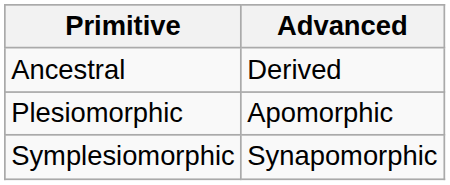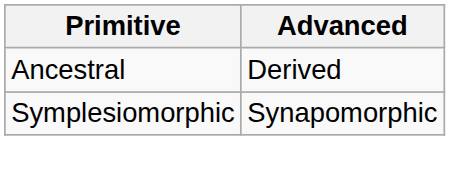- row: (97, 112)
